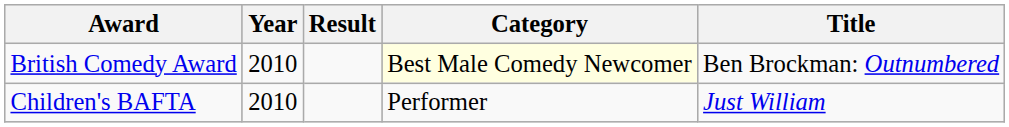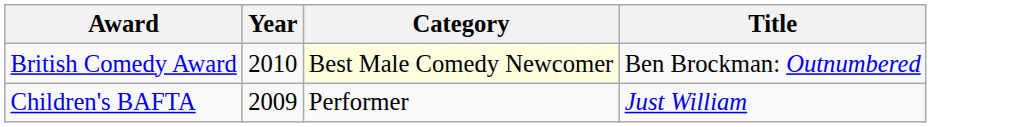- column: (342, 24)
(273, 102) 2010 -> (273, 102) 2009
